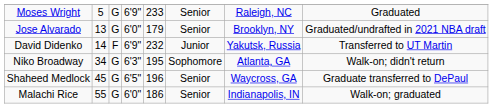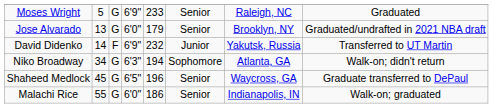(155, 62) 195 -> (155, 62) 194
